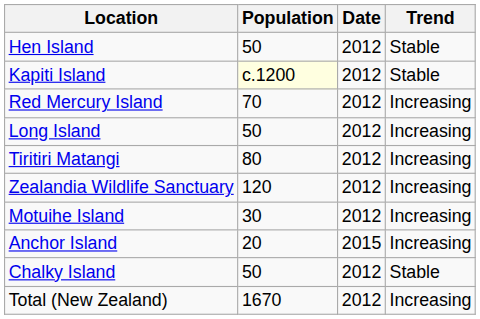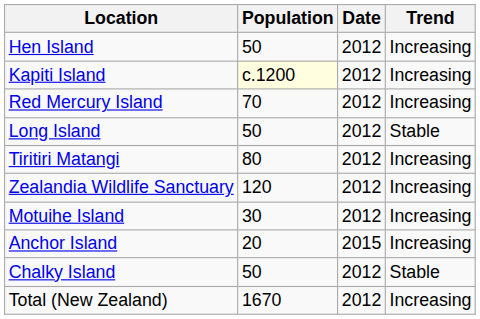(415, 46) Stable -> (431, 46) Increasing
(415, 74) Stable -> (431, 74) Increasing
(431, 131) Increasing -> (415, 131) Stable
